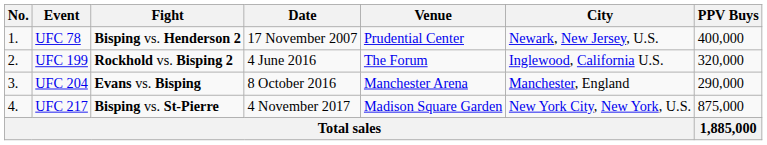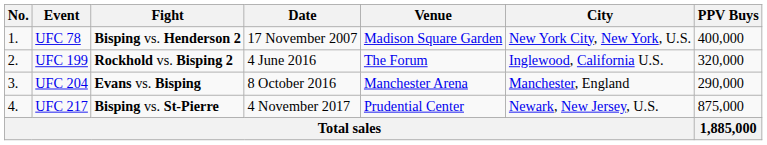(414, 38) Prudential Center -> (433, 38) Madison Square Garden
(584, 38) Newark, New Jersey, U.S. -> (600, 38) New York City, New York, U.S.
(433, 106) Madison Square Garden -> (414, 106) Prudential Center
(600, 106) New York City, New York, U.S. -> (584, 106) Newark, New Jersey, U.S.
